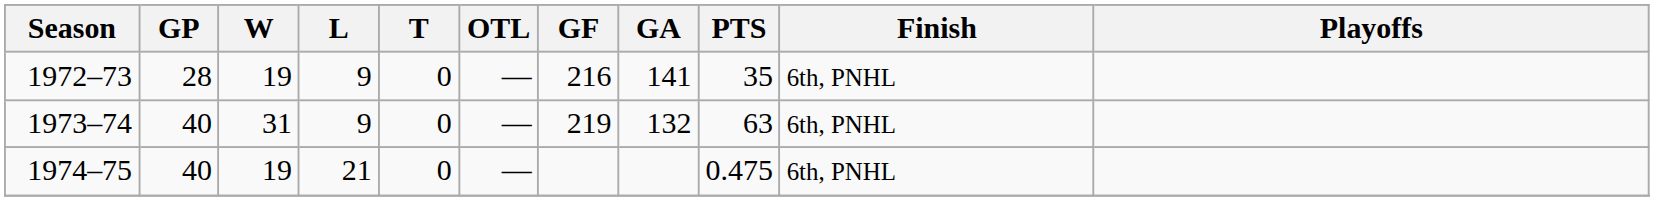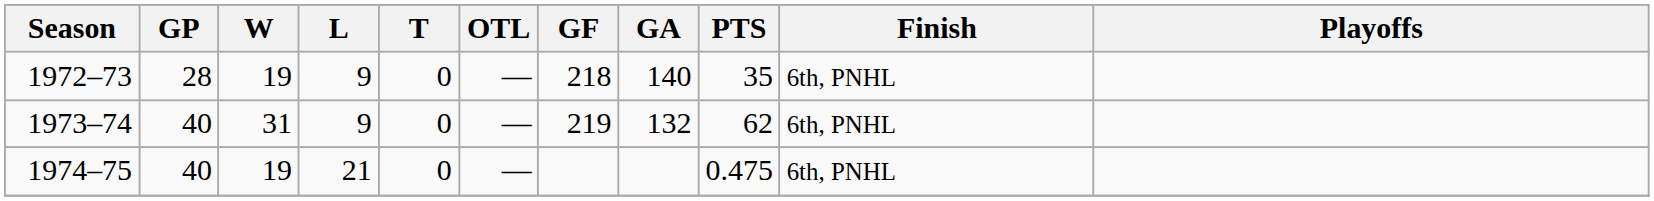(589, 75) 216 -> (589, 75) 218
(669, 75) 141 -> (669, 75) 140
(758, 123) 63 -> (758, 123) 62
